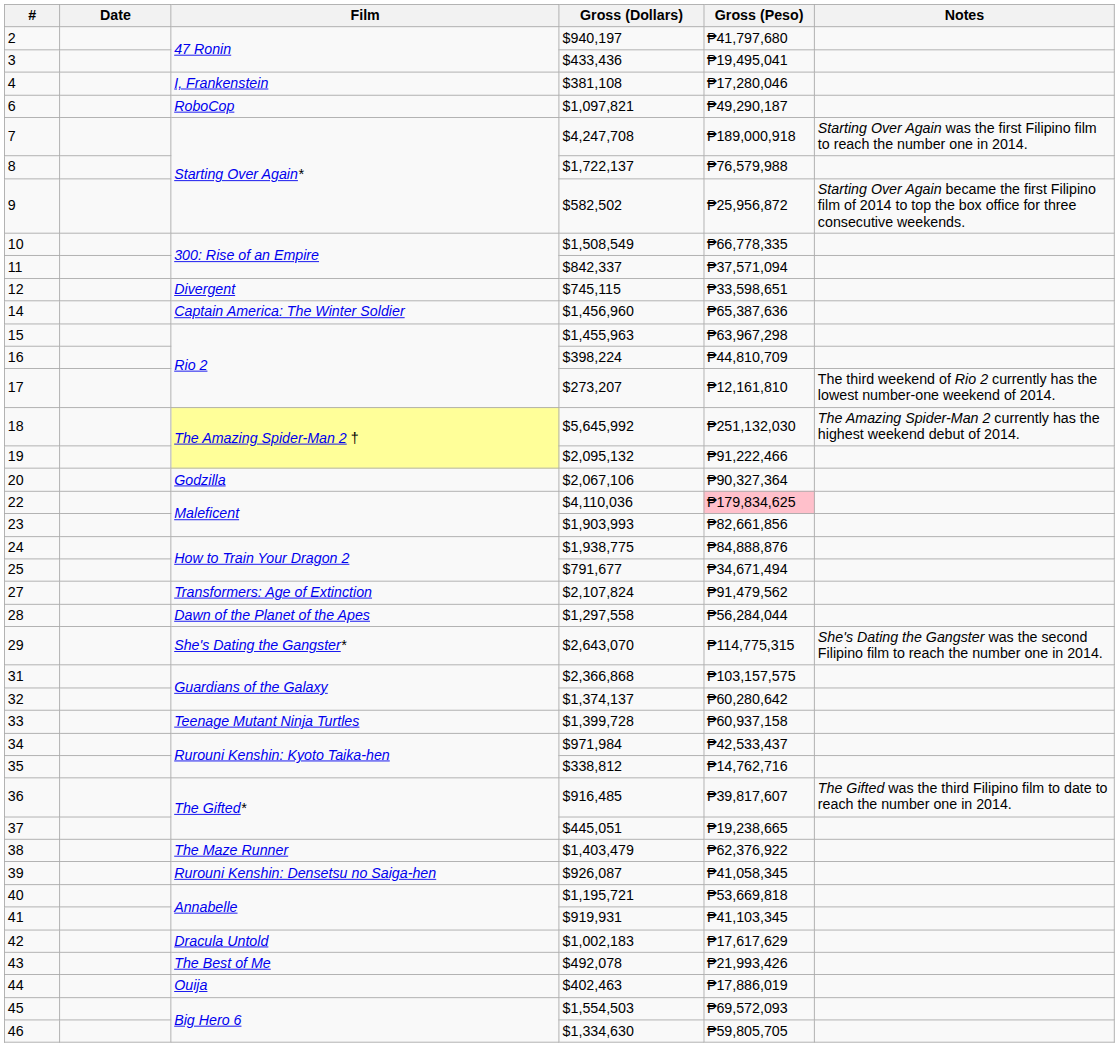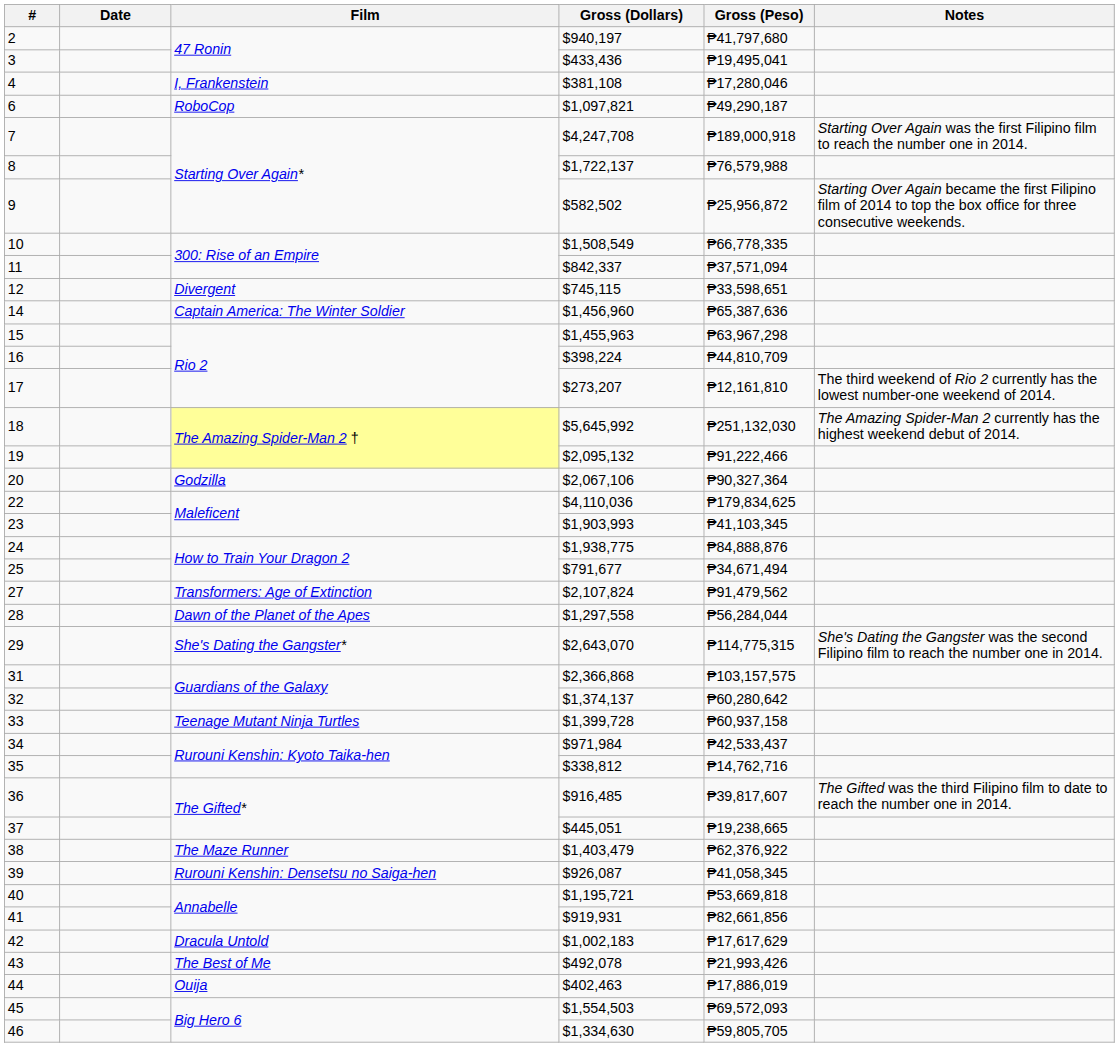(751, 502) pink background -> (751, 502) no background
(747, 524) ₱82,661,856 -> (747, 524) ₱41,103,345
(747, 918) ₱41,103,345 -> (747, 918) ₱82,661,856
